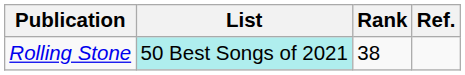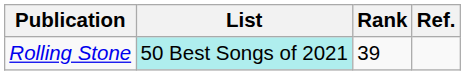(369, 53) 38 -> (369, 53) 39
